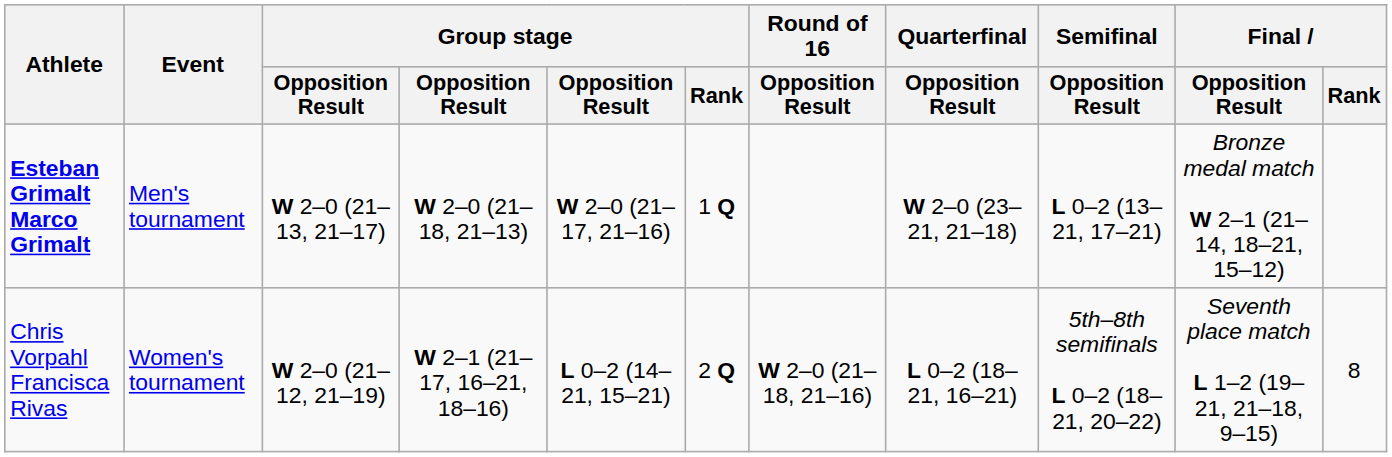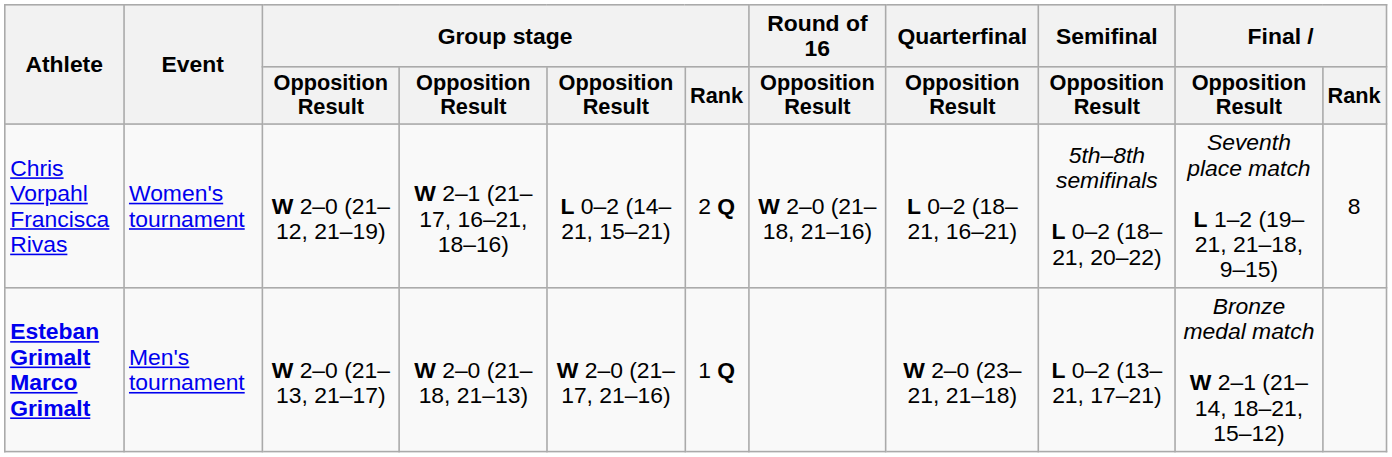rows swapped: (55, 206) <-> (60, 370)
